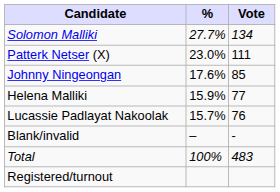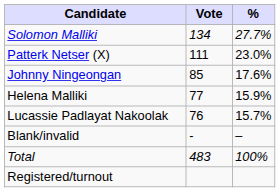columns swapped: (251, 14) <-> (207, 14)
